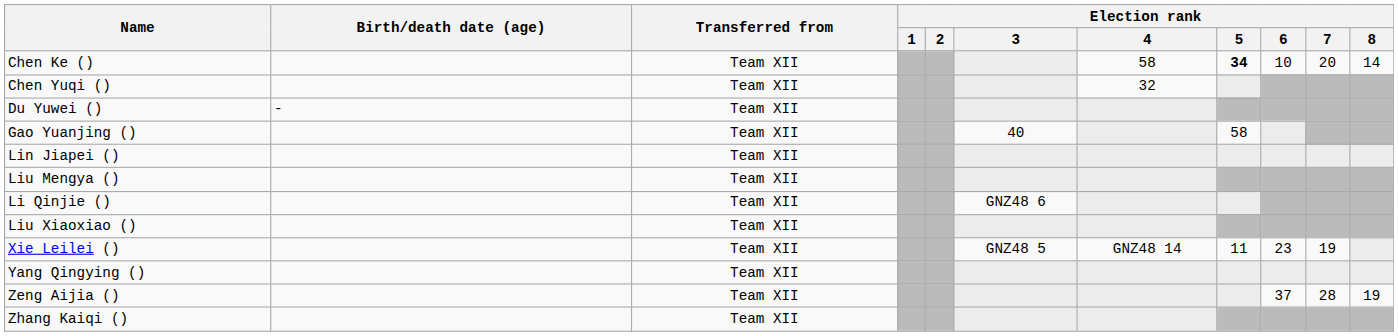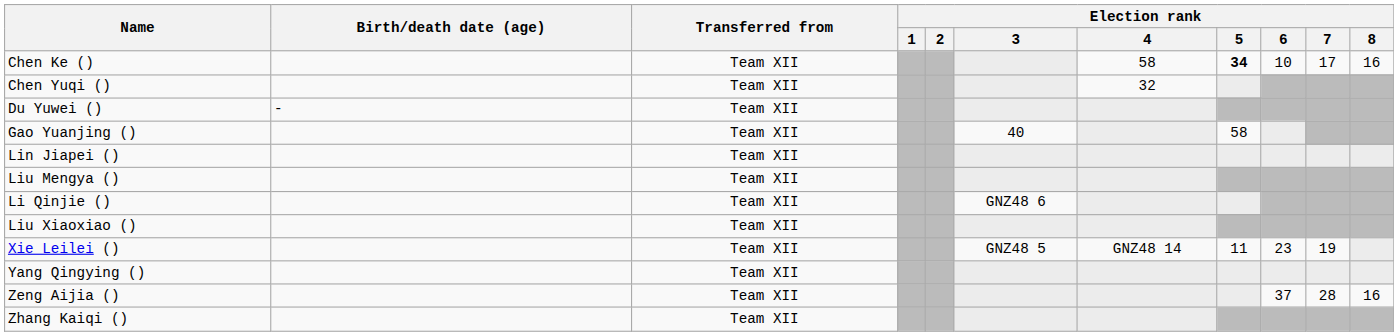(1327, 63) 20 -> (1327, 63) 17
(1372, 63) 14 -> (1372, 63) 16
(1372, 296) 19 -> (1372, 296) 16
